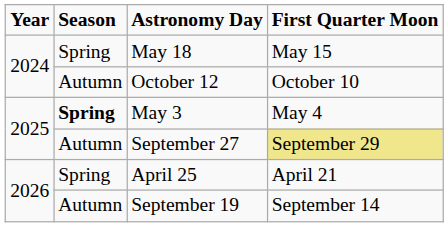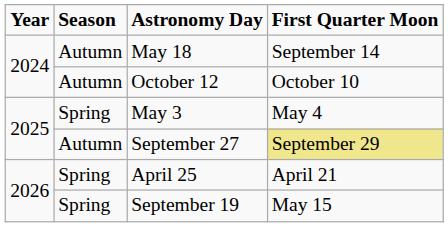(84, 50) Spring -> (90, 50) Autumn
(302, 50) May 15 -> (326, 50) September 14
(86, 112) bold -> (84, 112) normal
(90, 205) Autumn -> (84, 205) Spring
(326, 205) September 14 -> (302, 205) May 15
